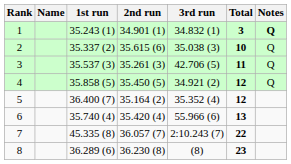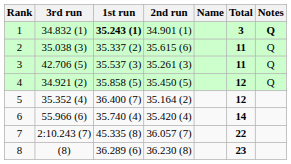columns swapped: (51, 13) <-> (197, 13)
(92, 30) normal -> (119, 30) bold
(241, 47) 10 -> (241, 47) 11
(241, 116) 13 -> (241, 116) 14
